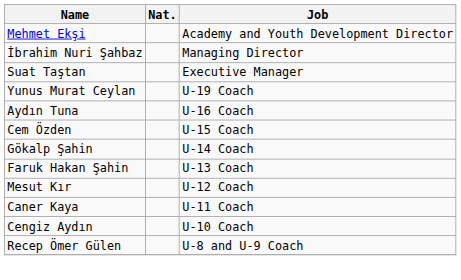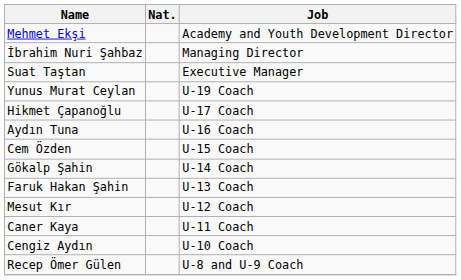+ row: (64, 110)
